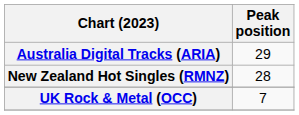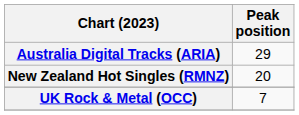(263, 76) 28 -> (263, 76) 20
